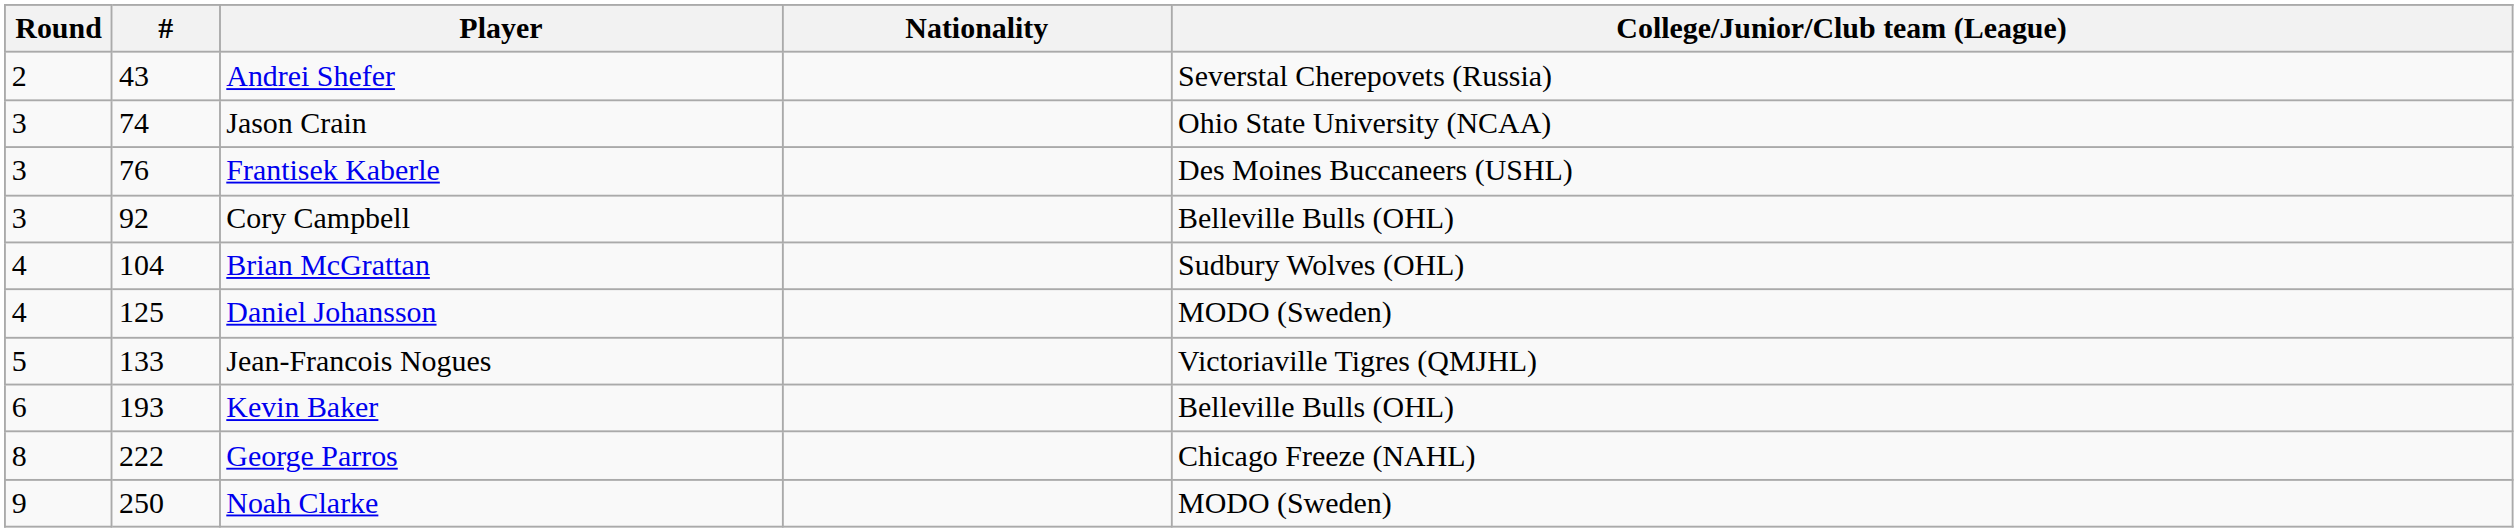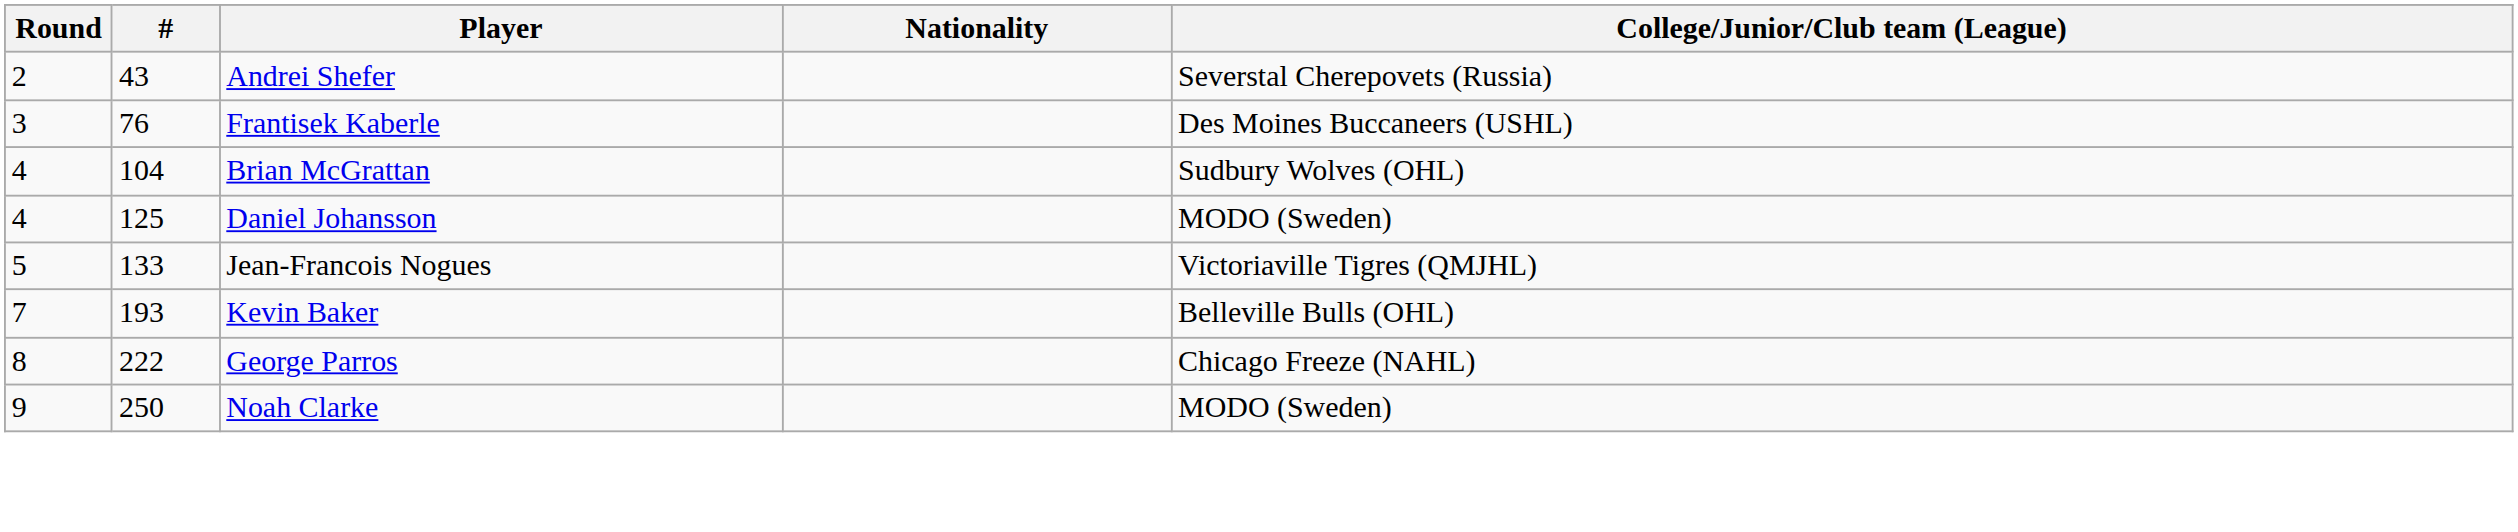- row: (297, 123)
- row: (318, 218)
(19, 407) 6 -> (19, 312) 7
